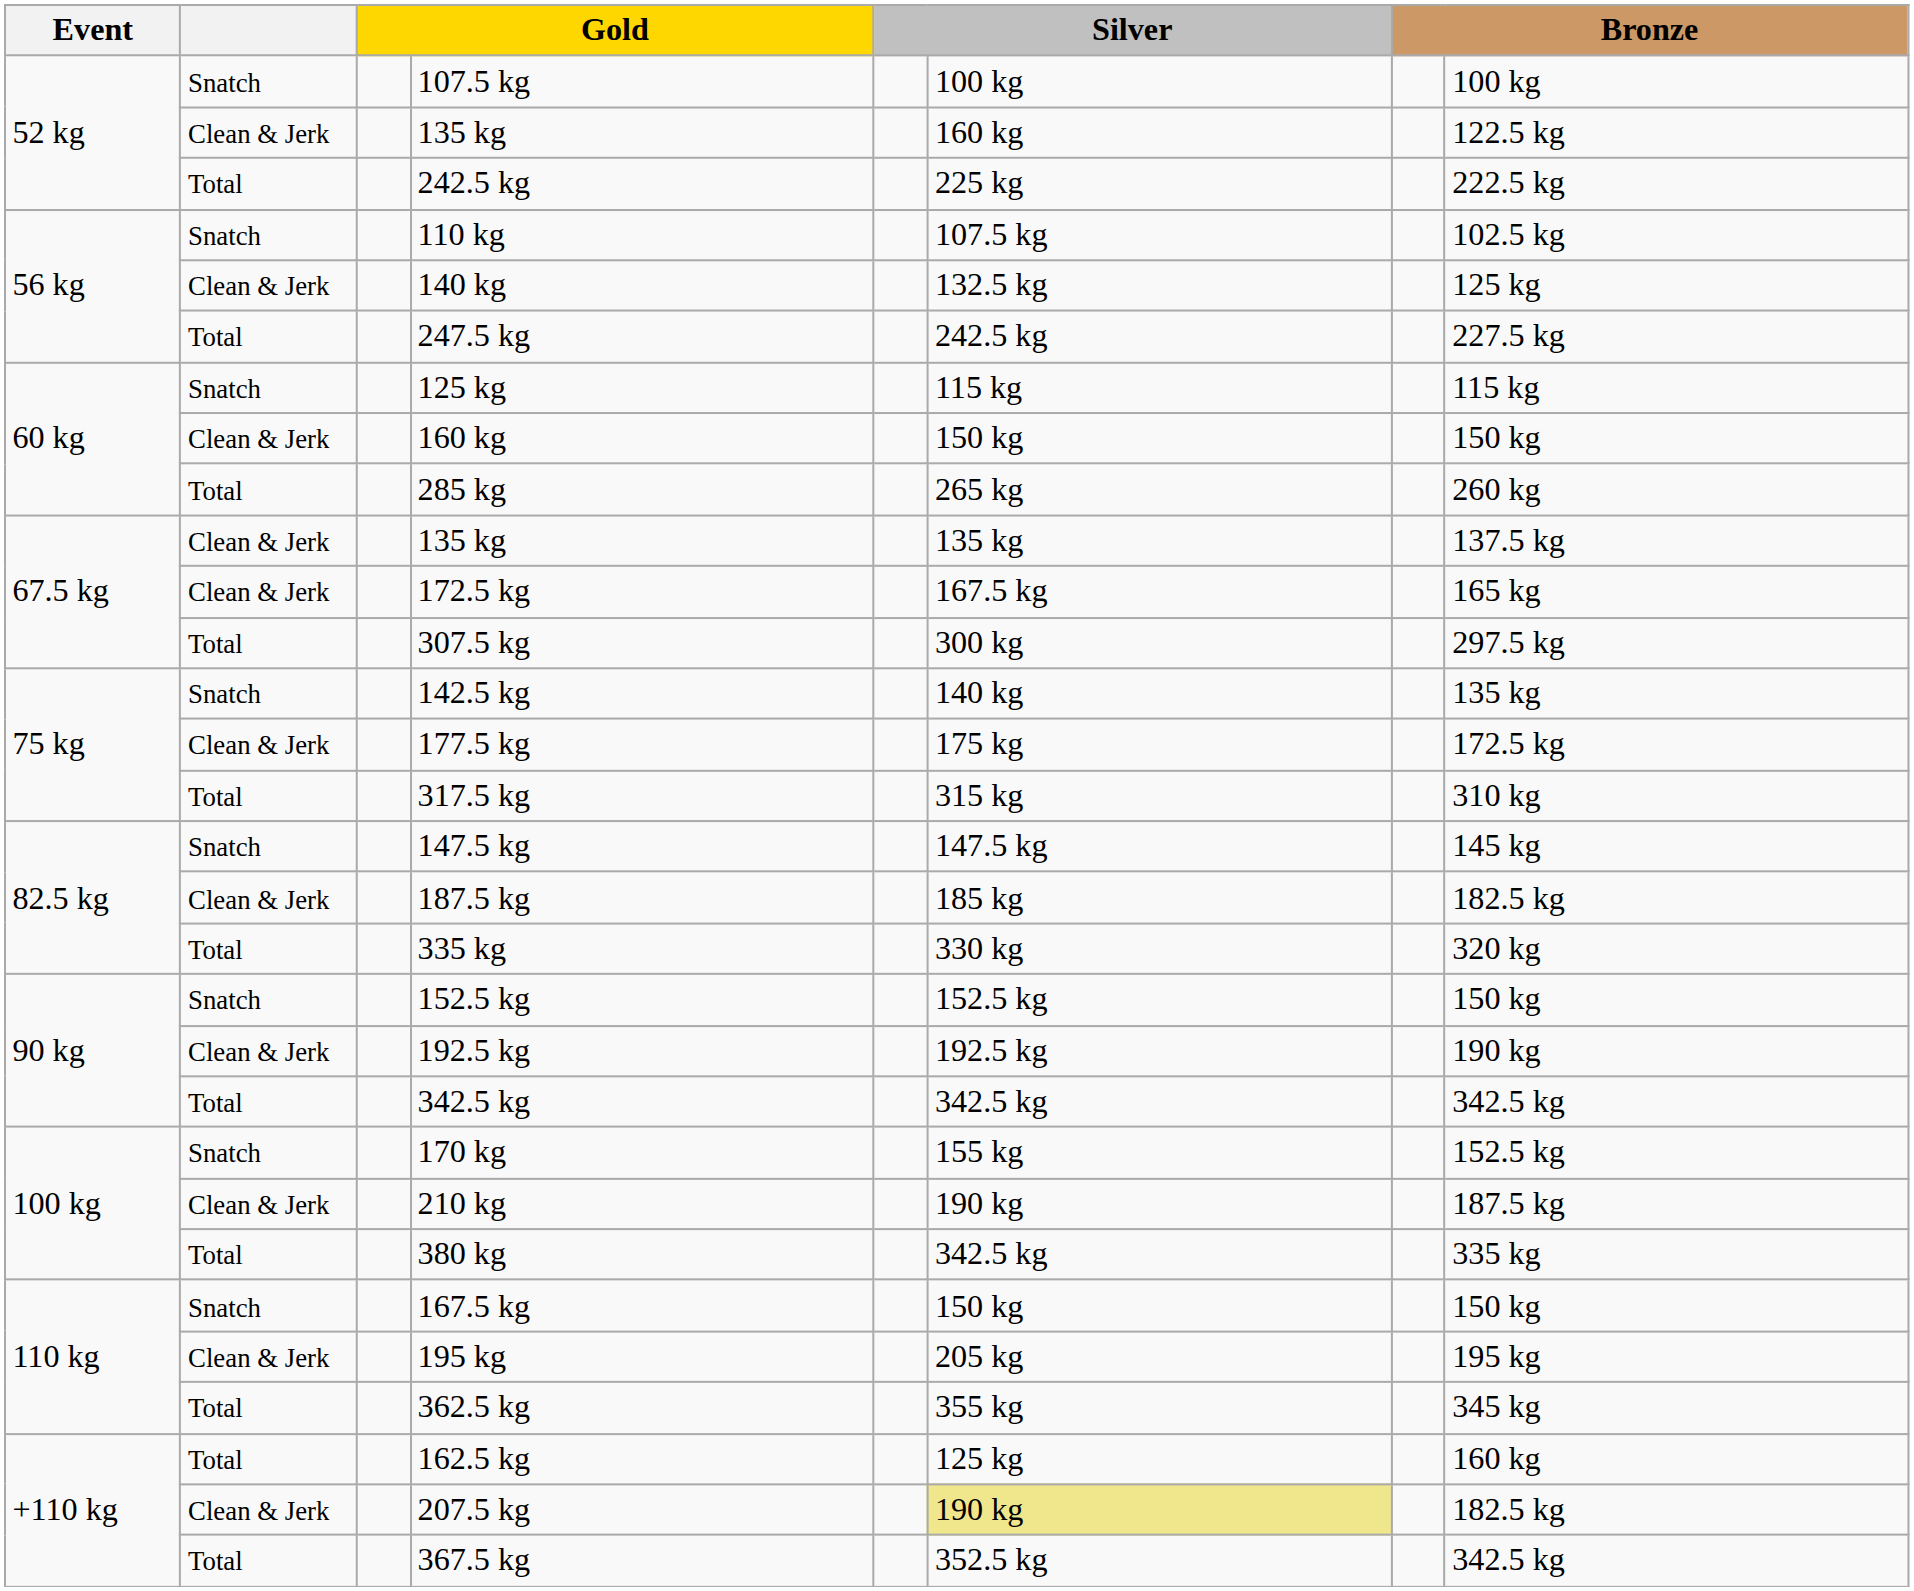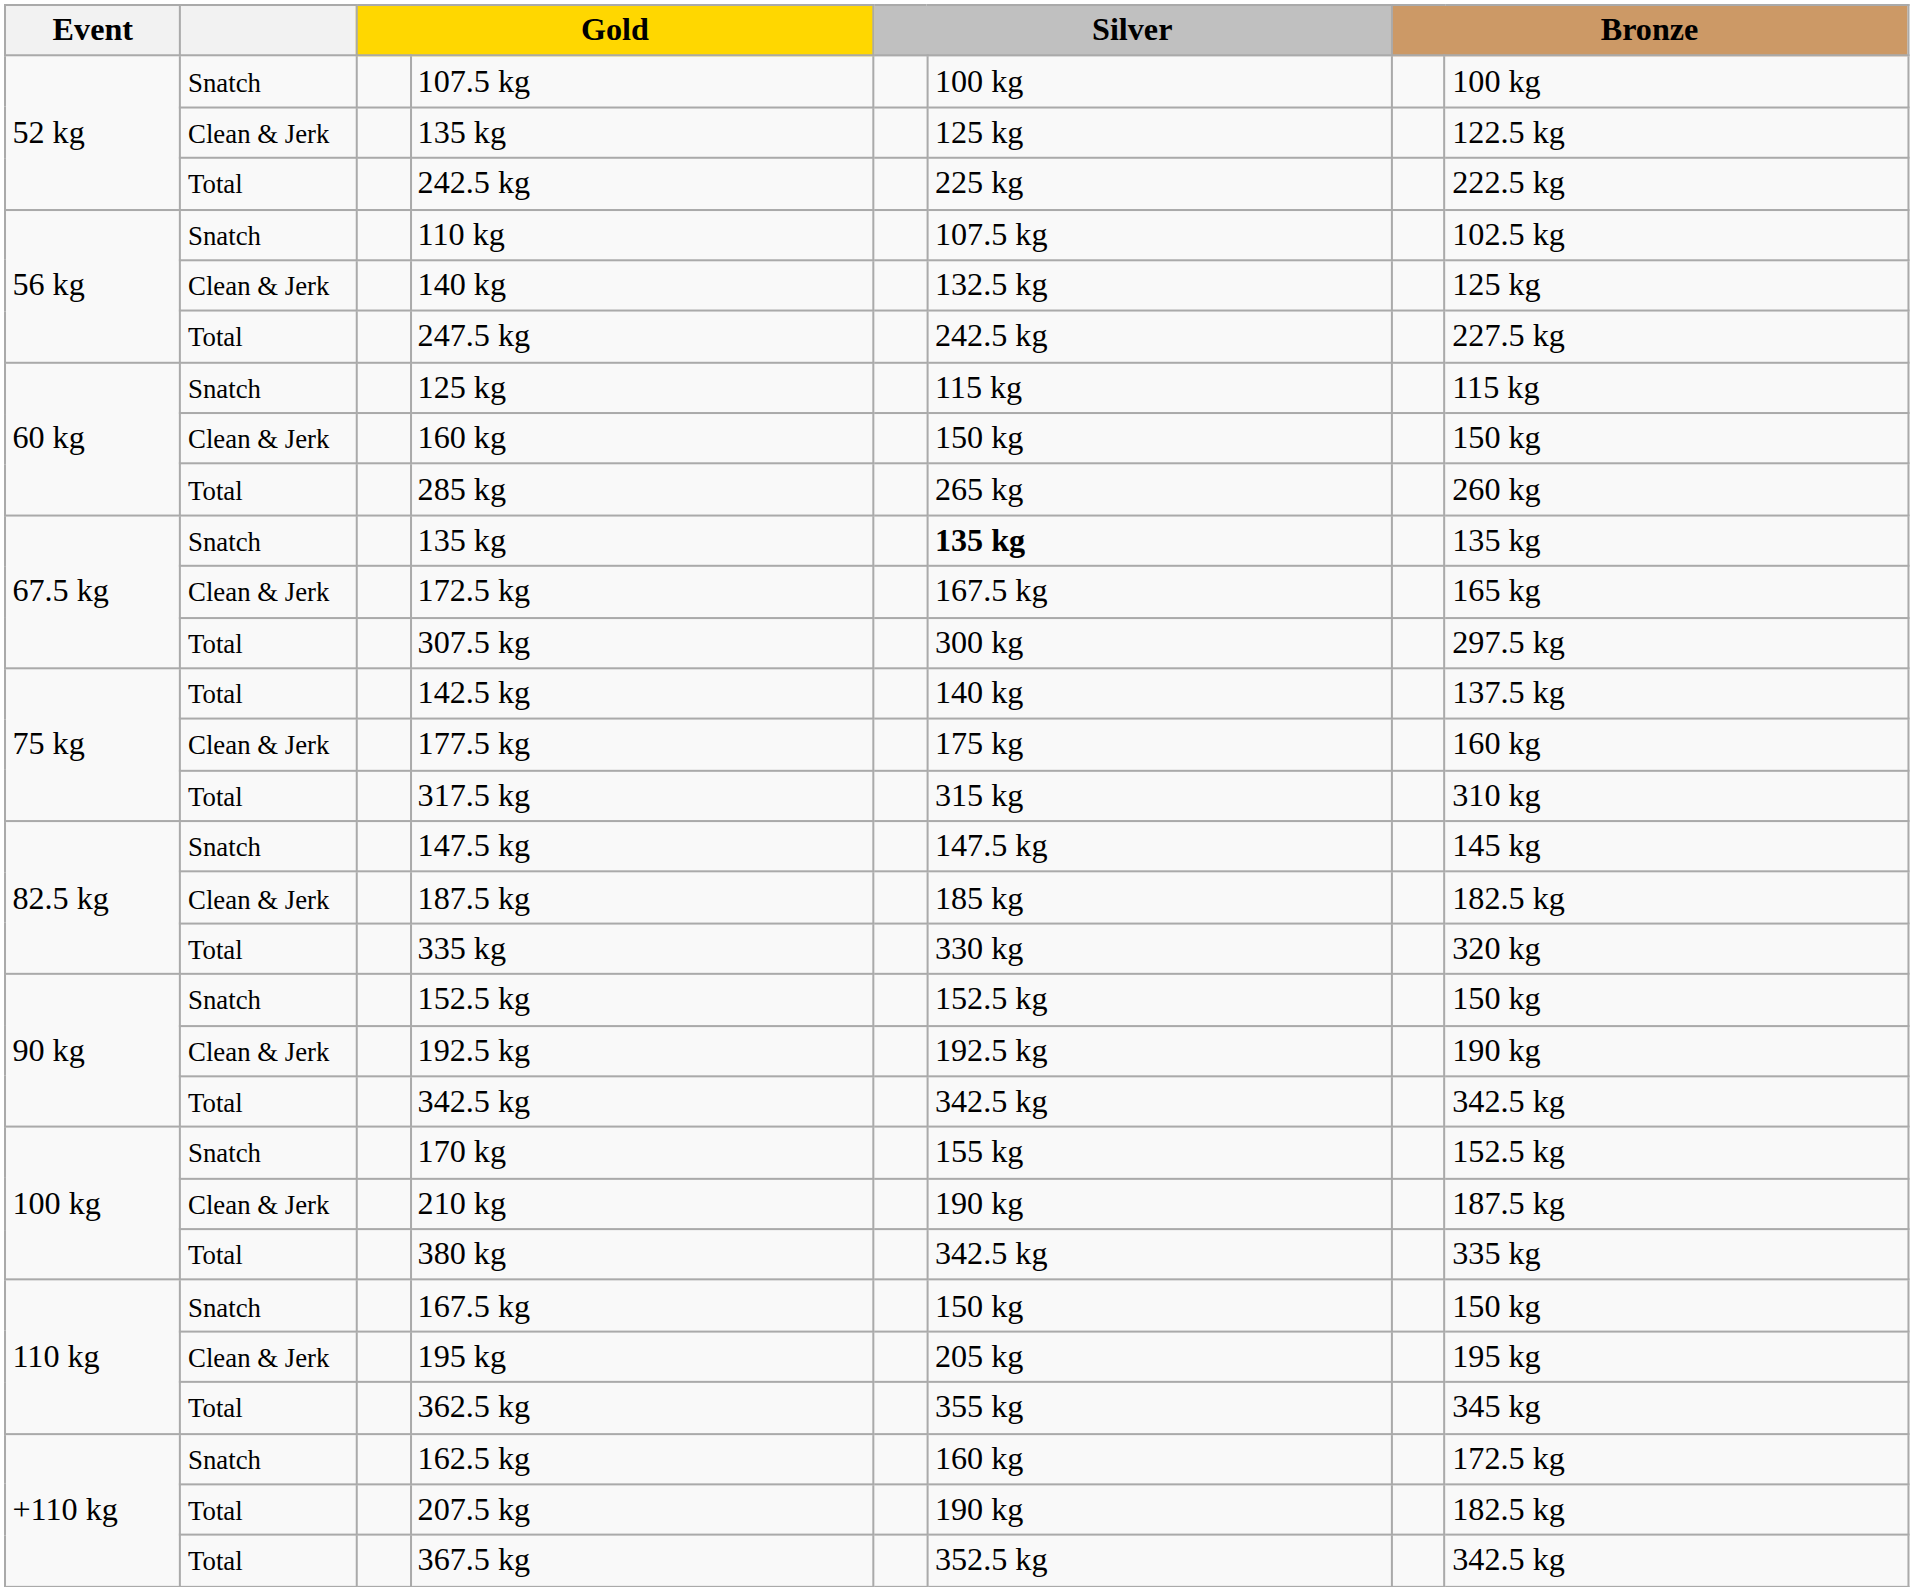(979, 132) 160 kg -> (979, 132) 125 kg
(259, 542) Clean & Jerk -> (225, 542) Snatch
(979, 540) normal -> (980, 540) bold
(1509, 540) 137.5 kg -> (1496, 540) 135 kg
(225, 695) Snatch -> (215, 695) Total
(1496, 693) 135 kg -> (1509, 693) 137.5 kg
(1509, 744) 172.5 kg -> (1496, 744) 160 kg
(215, 1460) Total -> (225, 1460) Snatch
(979, 1458) 125 kg -> (979, 1458) 160 kg
(1496, 1458) 160 kg -> (1509, 1458) 172.5 kg
(259, 1511) Clean & Jerk -> (215, 1511) Total
(979, 1509) khaki background -> (979, 1509) no background
